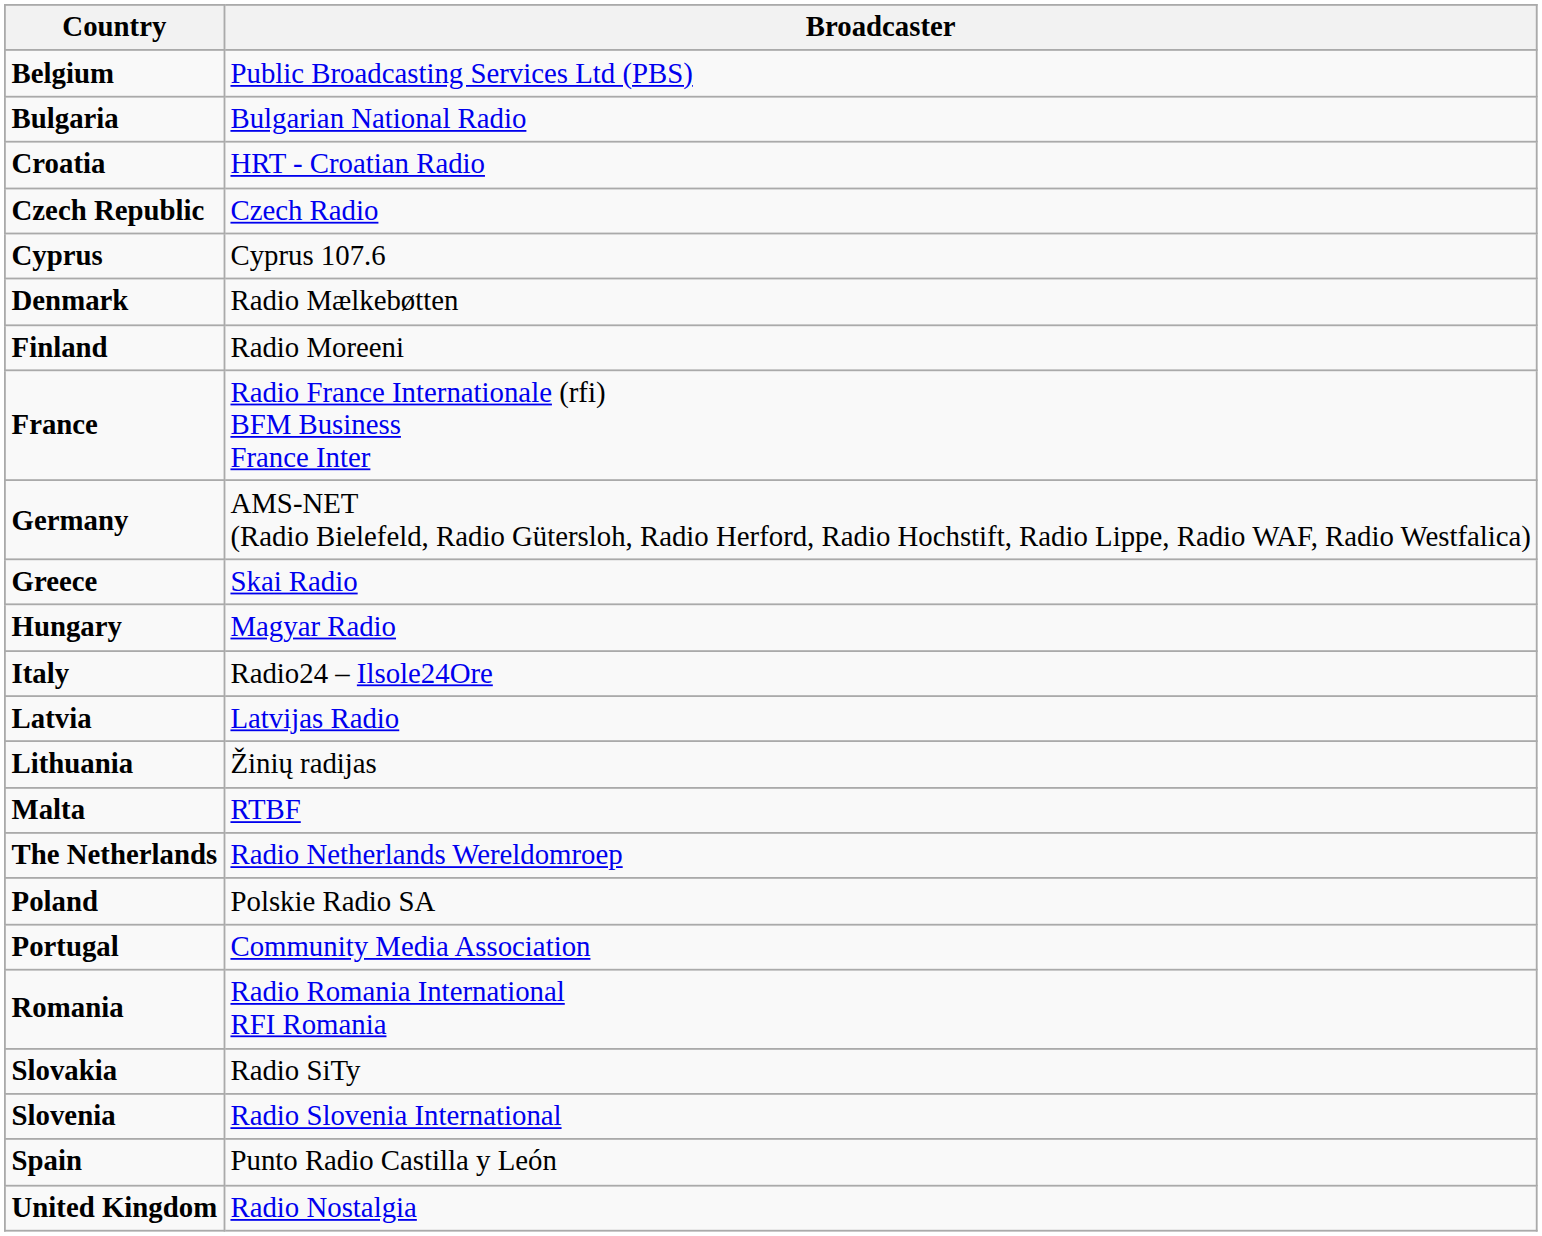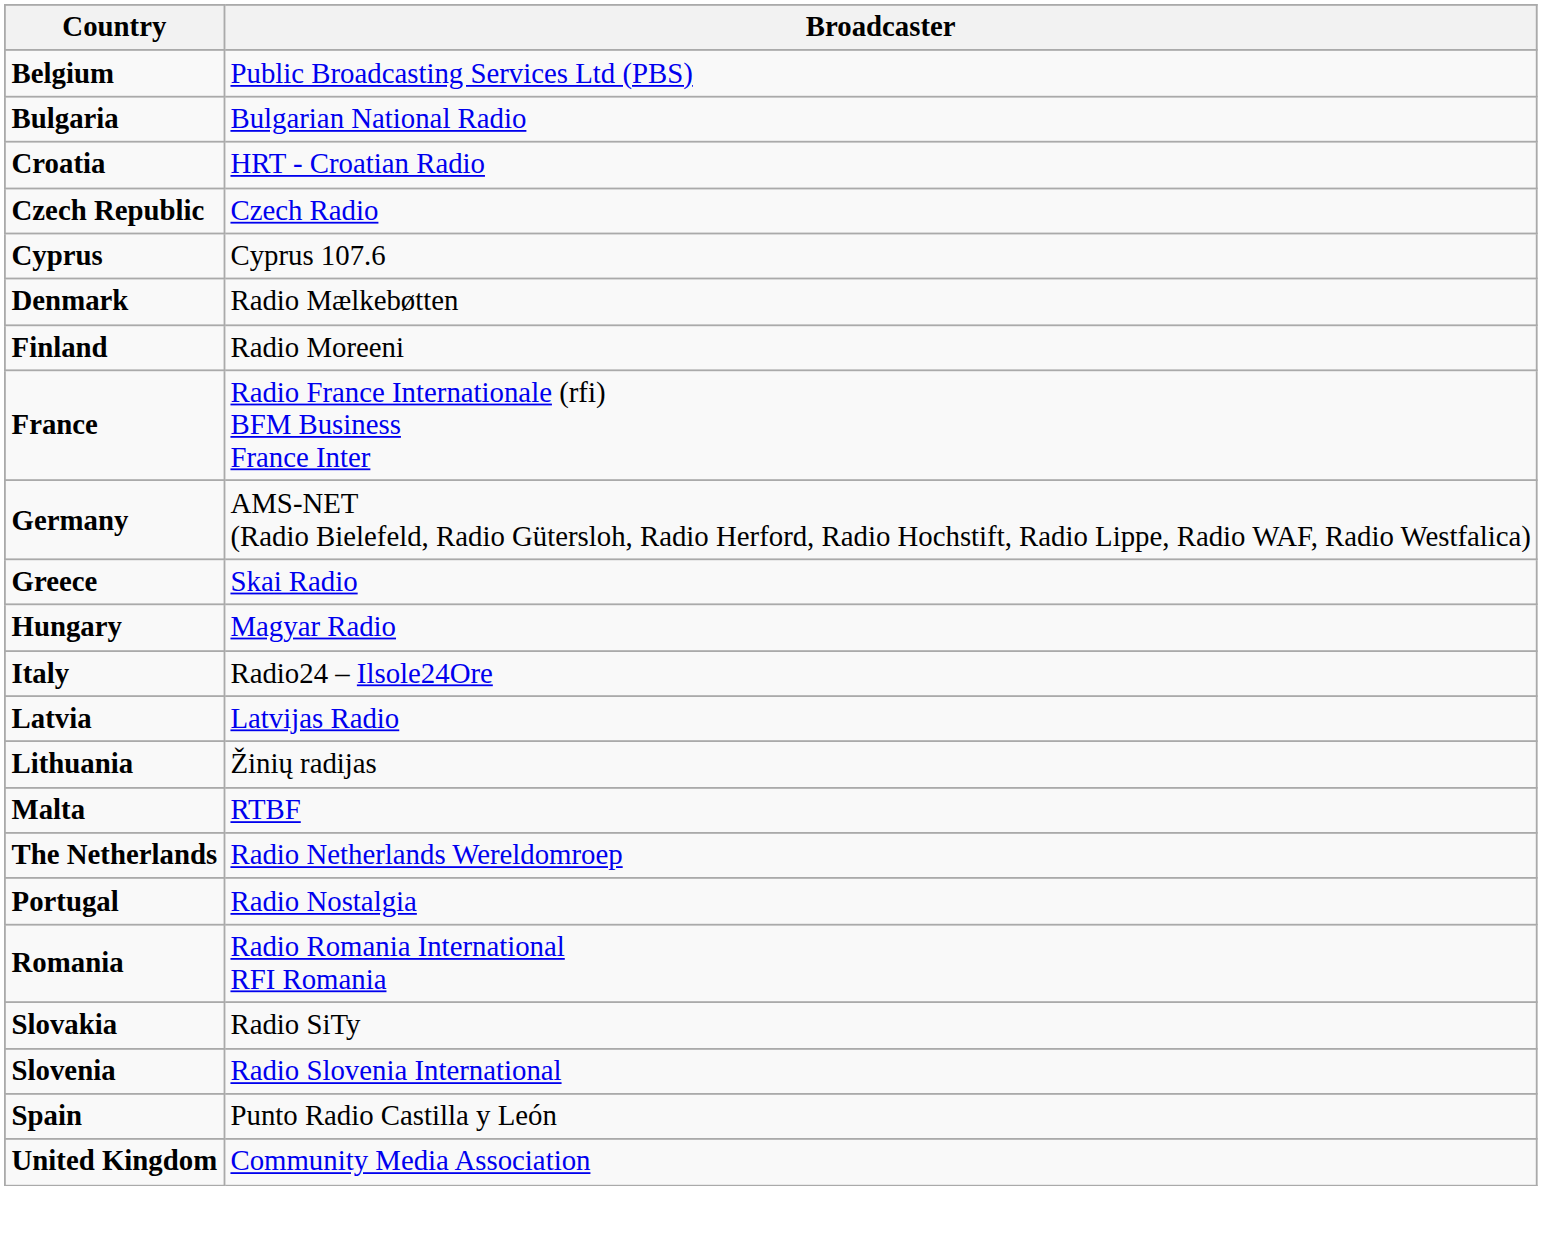- row: (55, 901)
(410, 946) Community Media Association -> (324, 901) Radio Nostalgia
(324, 1207) Radio Nostalgia -> (410, 1161) Community Media Association
